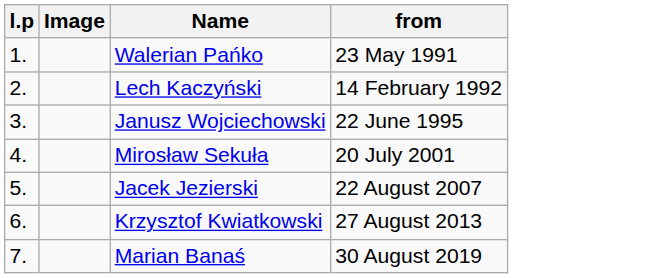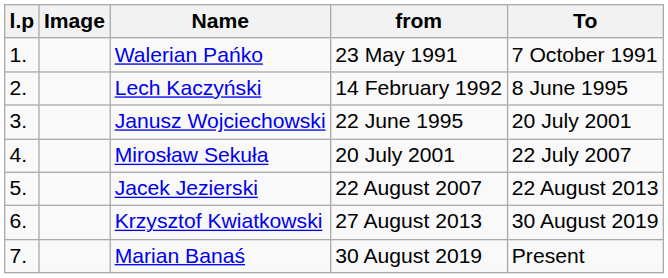+ column: (585, 21)
